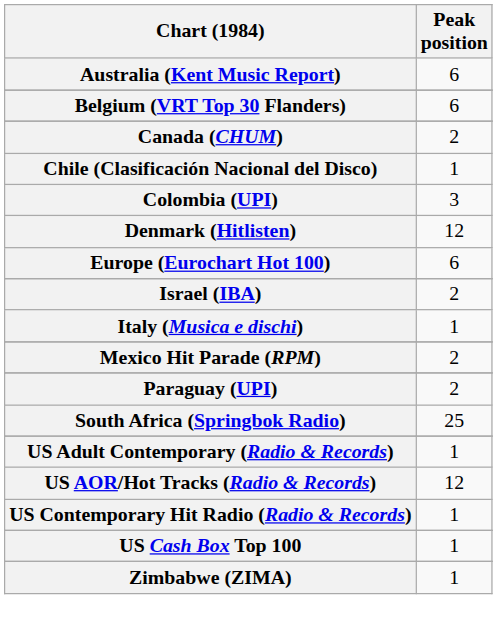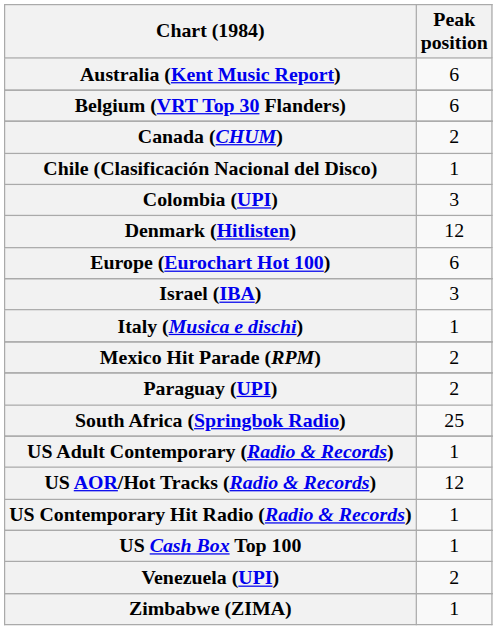(454, 294) 2 -> (454, 294) 3
+ row: (210, 577)
